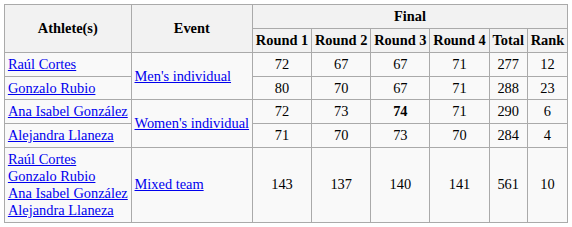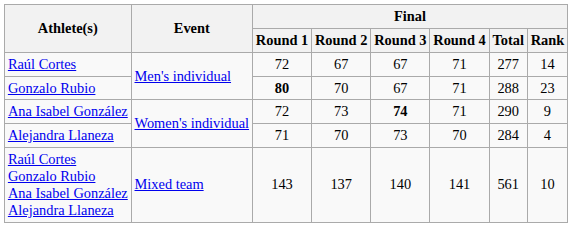(547, 64) 12 -> (547, 64) 14
(282, 88) normal -> (282, 88) bold
(547, 111) 6 -> (547, 111) 9
